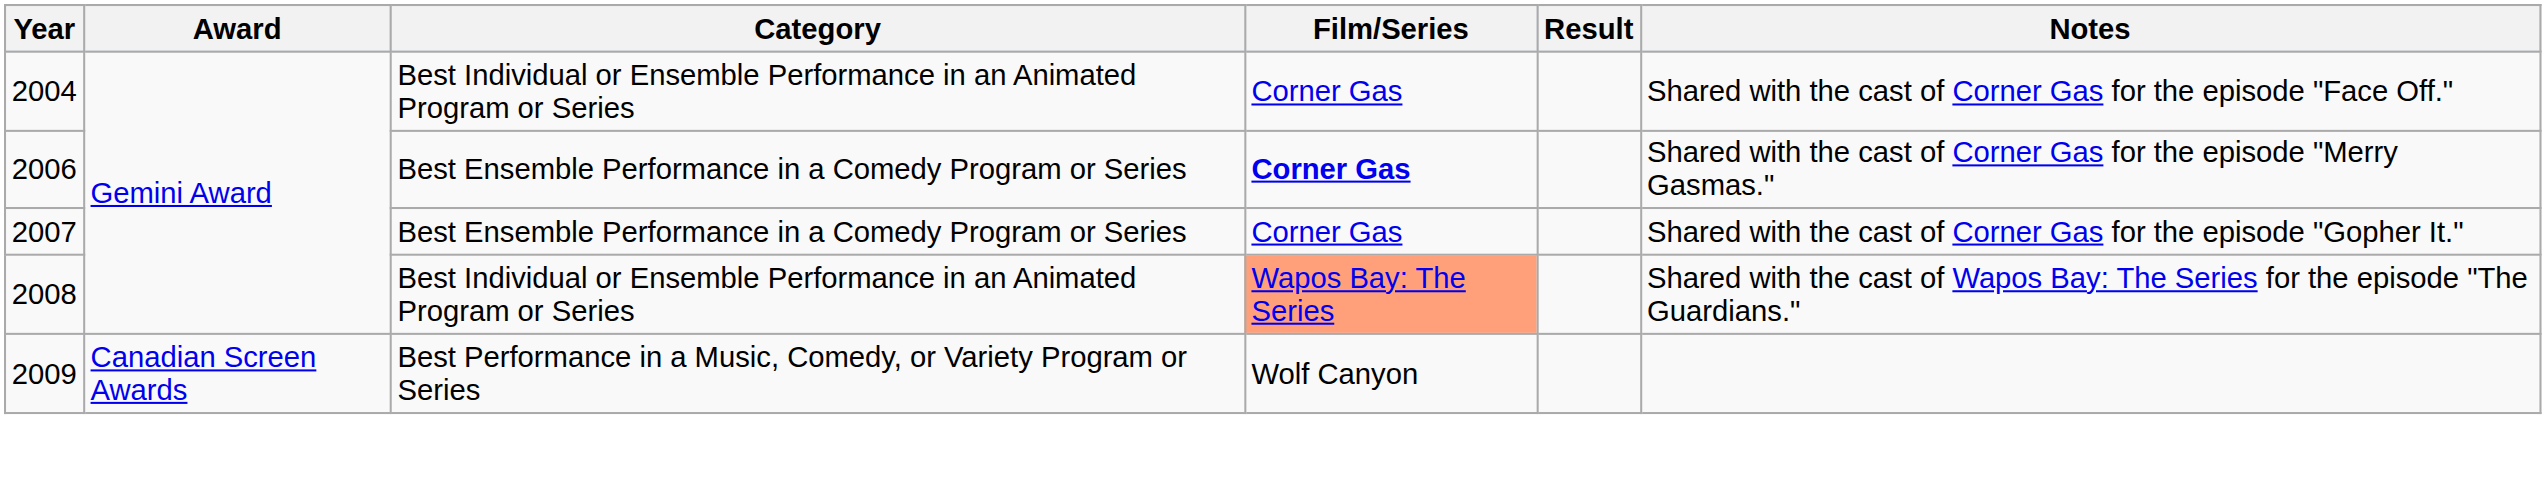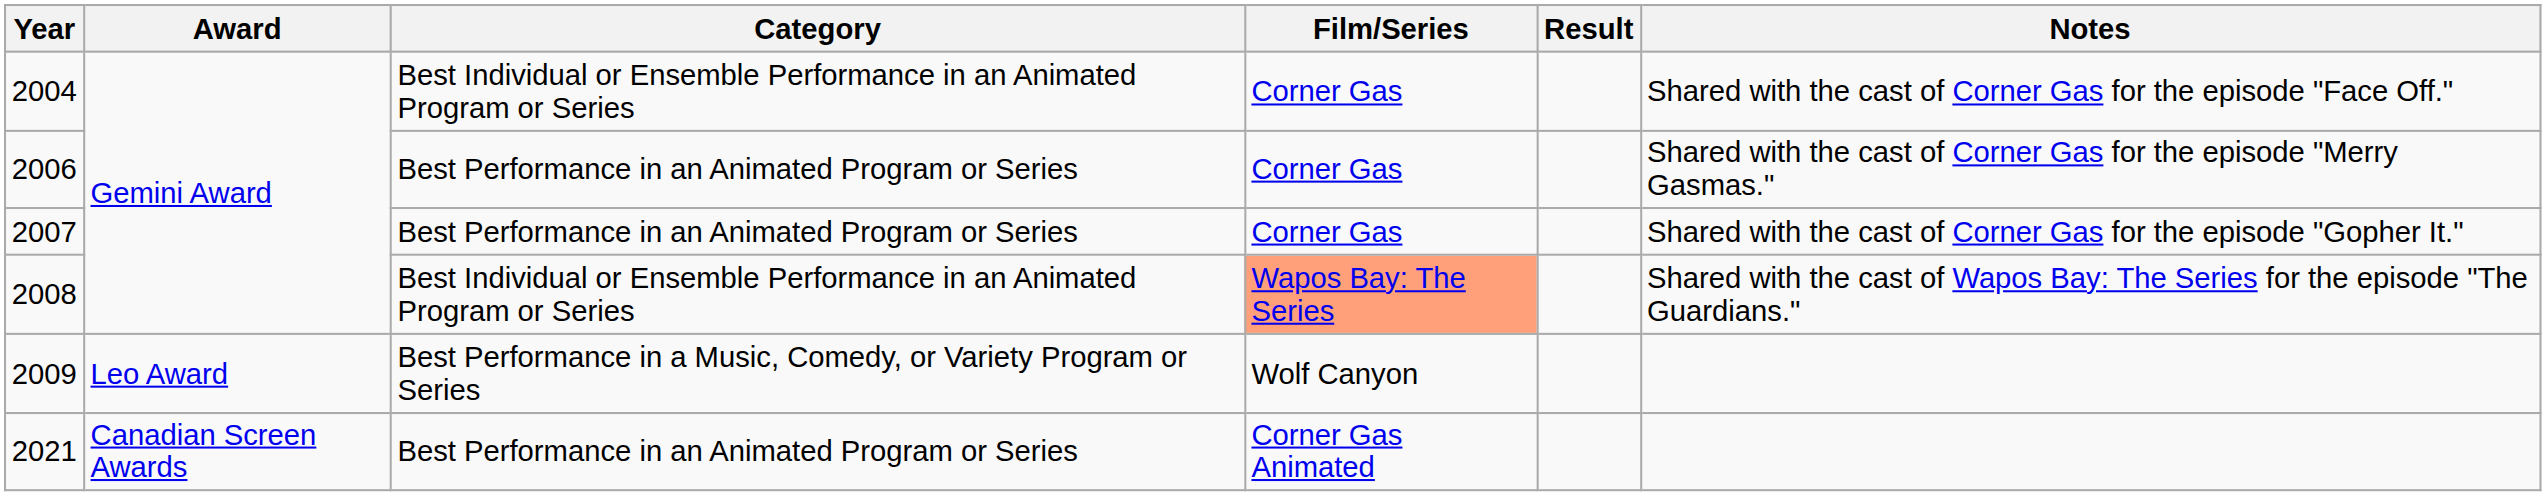(792, 170) Best Ensemble Performance in a Comedy Program or Series -> (738, 170) Best Performance in an Animated Program or Series
(1331, 170) bold -> (1327, 170) normal
(792, 232) Best Ensemble Performance in a Comedy Program or Series -> (738, 232) Best Performance in an Animated Program or Series
(203, 373) Canadian Screen Awards -> (159, 373) Leo Award
+ row: (44, 452)
